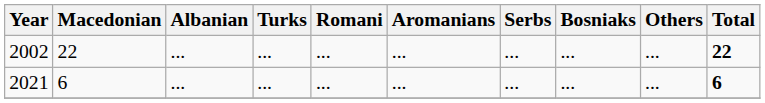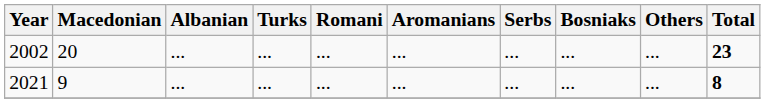(67, 51) 22 -> (67, 51) 20
(722, 51) 22 -> (722, 51) 23
(63, 82) 6 -> (63, 82) 9
(717, 82) 6 -> (717, 82) 8
